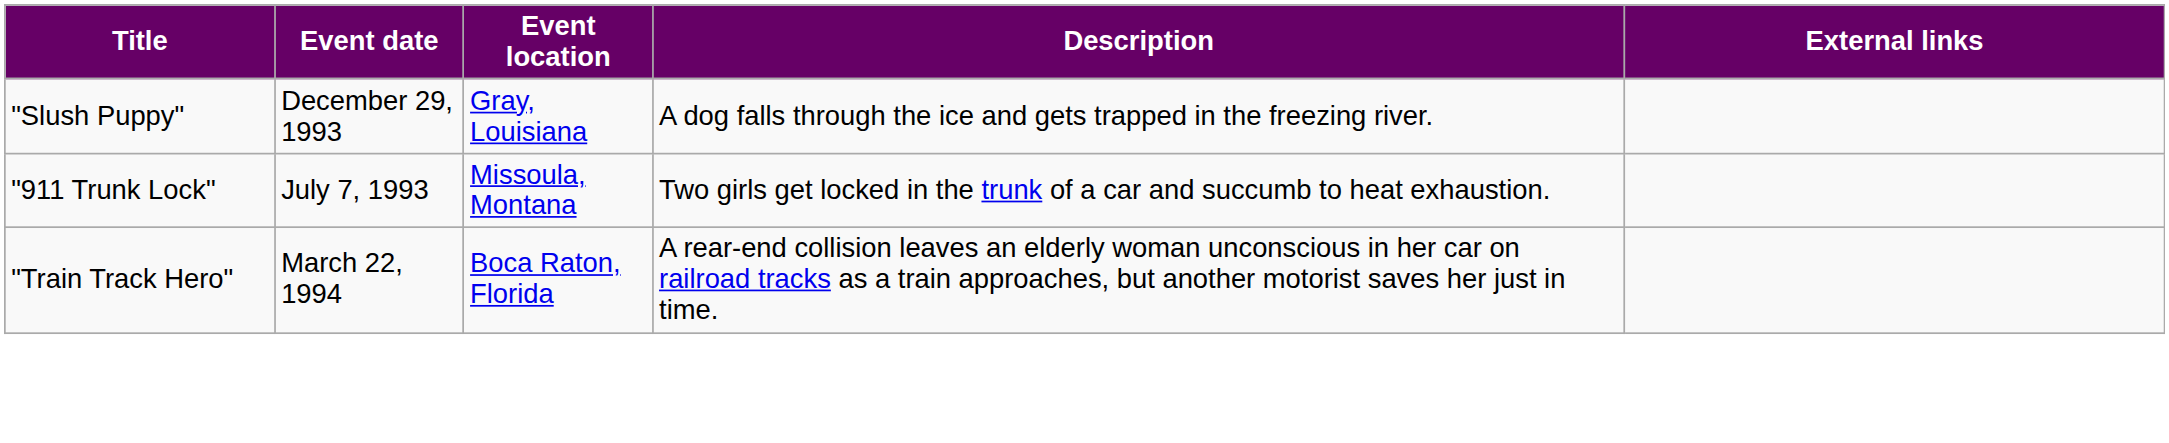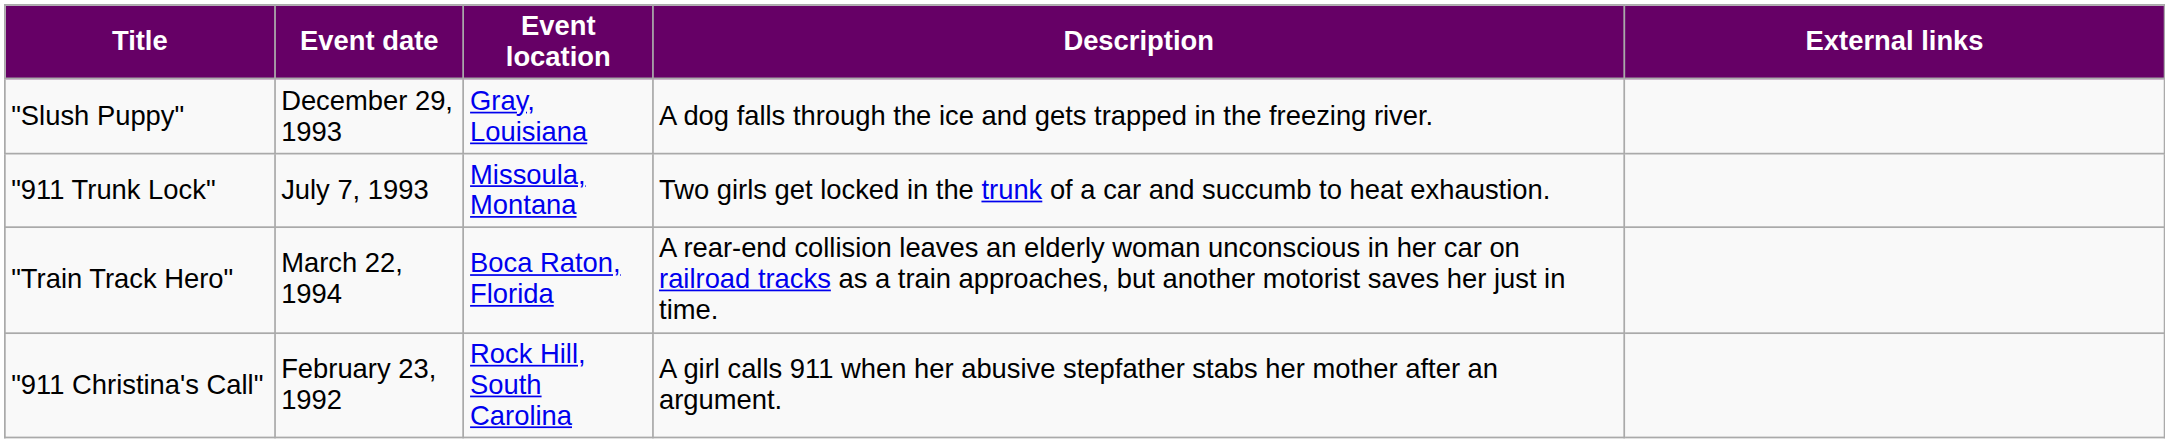+ row: (137, 384)
